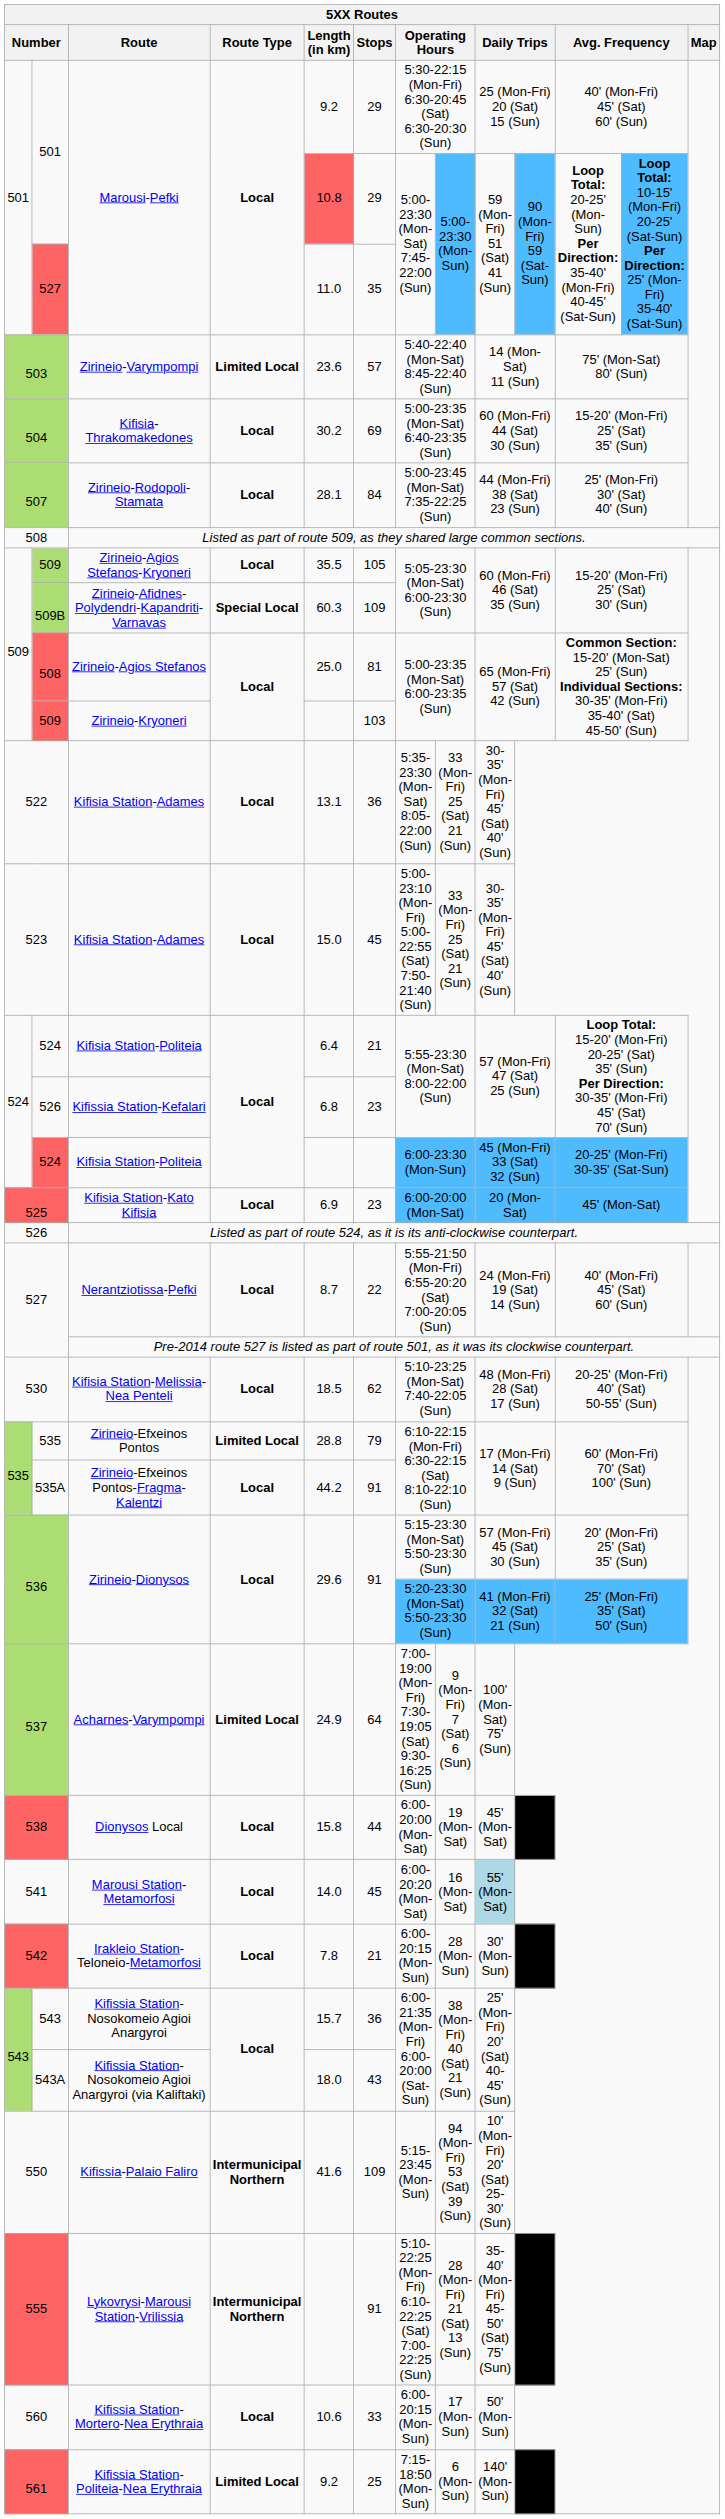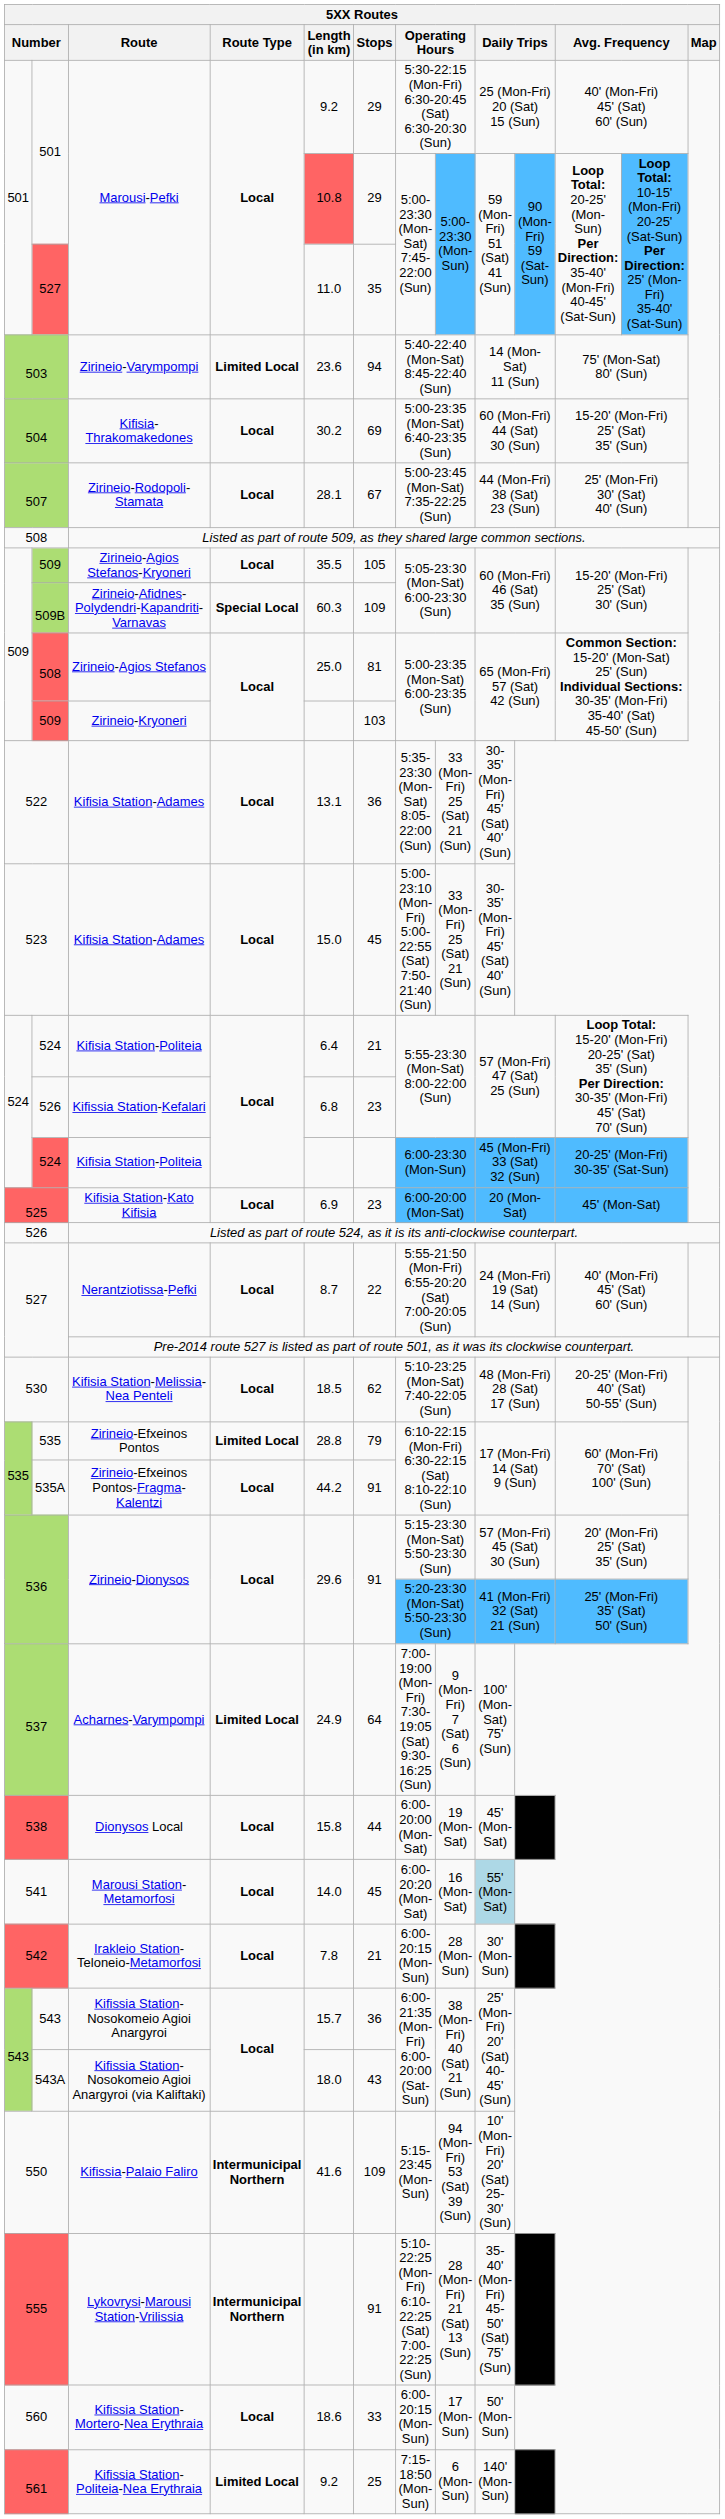(375, 366) 57 -> (375, 366) 94
(375, 495) 84 -> (375, 495) 67
(329, 2417) 10.6 -> (329, 2417) 18.6
